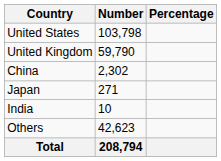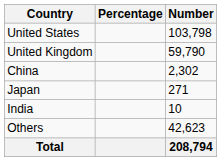columns swapped: (121, 14) <-> (181, 14)
